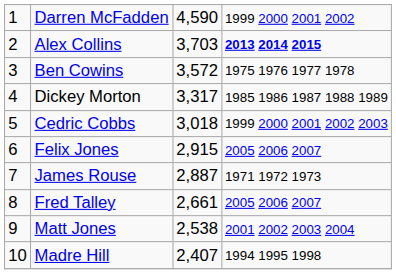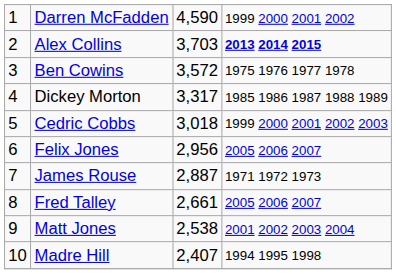(197, 149) 2,915 -> (197, 149) 2,956
